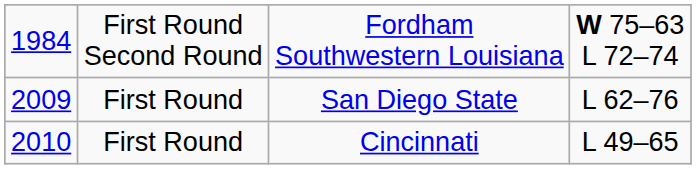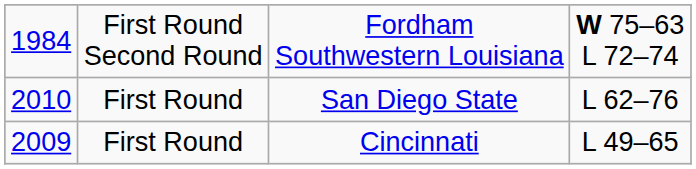(41, 99) 2009 -> (41, 99) 2010
(41, 142) 2010 -> (41, 142) 2009
